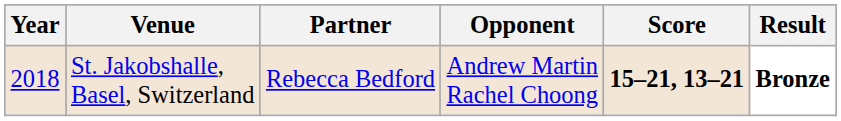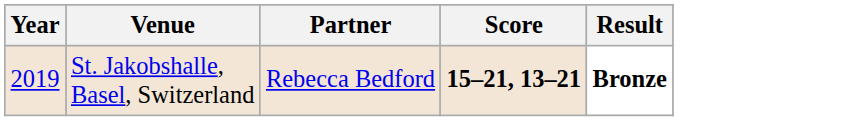- column: (522, 25)
(35, 79) 2018 -> (35, 79) 2019
